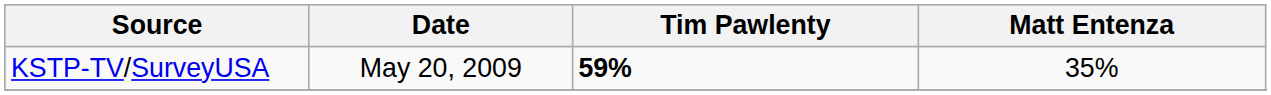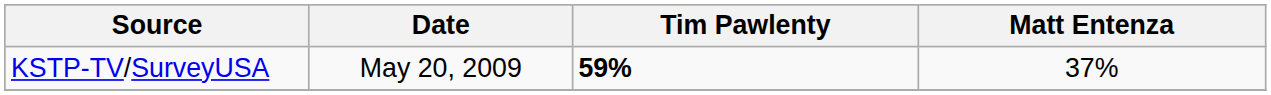(1092, 68) 35% -> (1092, 68) 37%
